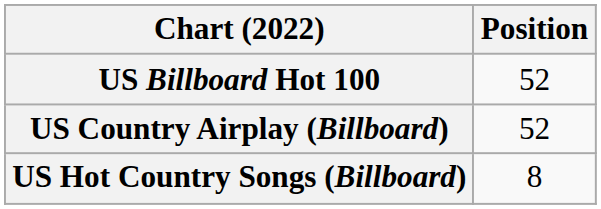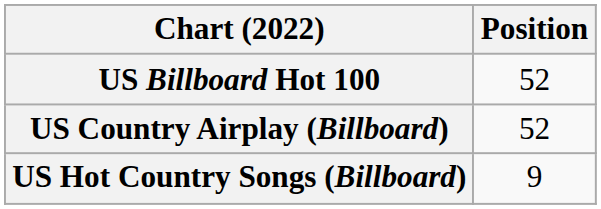(534, 177) 8 -> (534, 177) 9
